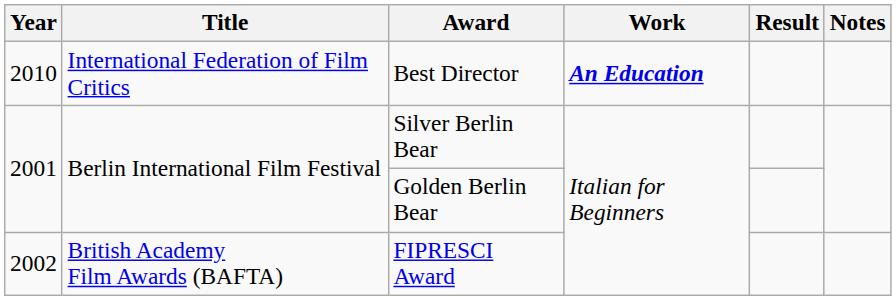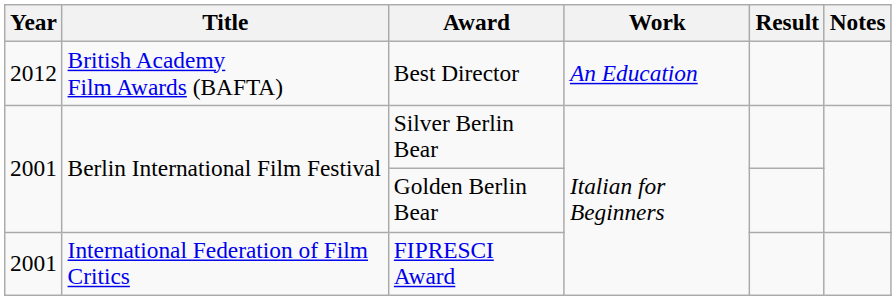(33, 73) 2010 -> (33, 73) 2012
(218, 73) International Federation of Film Critics -> (175, 73) British Academy Film Awards (BAFTA)
(636, 73) bold -> (634, 73) normal
(33, 263) 2002 -> (33, 263) 2001
(175, 263) British Academy Film Awards (BAFTA) -> (218, 263) International Federation of Film Critics
